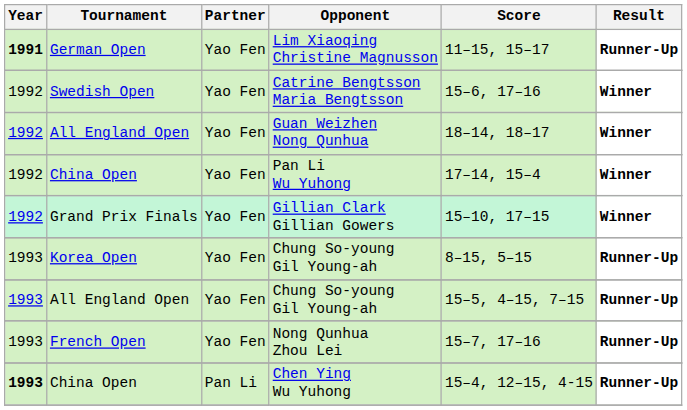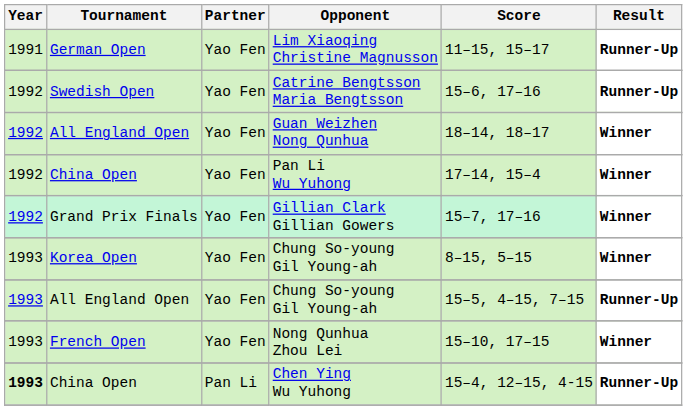(26, 50) bold -> (26, 50) normal
(626, 91) Winner -> (639, 91) Runner-Up
(497, 216) 15–10, 17–15 -> (493, 216) 15–7, 17–16
(639, 258) Runner-Up -> (626, 258) Winner
(493, 342) 15–7, 17–16 -> (497, 342) 15–10, 17–15
(639, 342) Runner-Up -> (626, 342) Winner
